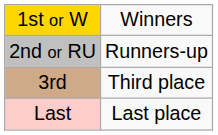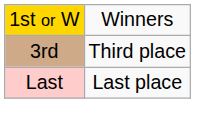- row: (53, 51)
